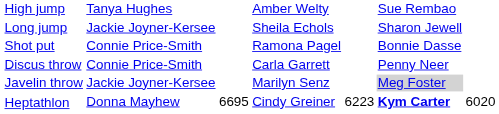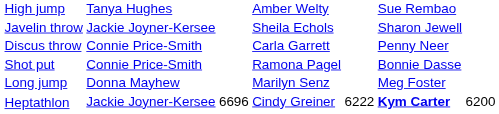(36, 27) Long jump -> (44, 27) Javelin throw
rows swapped: (297, 46) <-> (291, 64)
(44, 83) Javelin throw -> (36, 83) Long jump
(151, 83) Jackie Joyner-Kersee -> (133, 83) Donna Mayhew
(412, 83) lightgrey background -> (412, 83) no background
(133, 101) Donna Mayhew -> (151, 101) Jackie Joyner-Kersee
(234, 101) 6695 -> (234, 101) 6696
(359, 101) 6223 -> (359, 101) 6222
(480, 101) 6020 -> (480, 101) 6200
